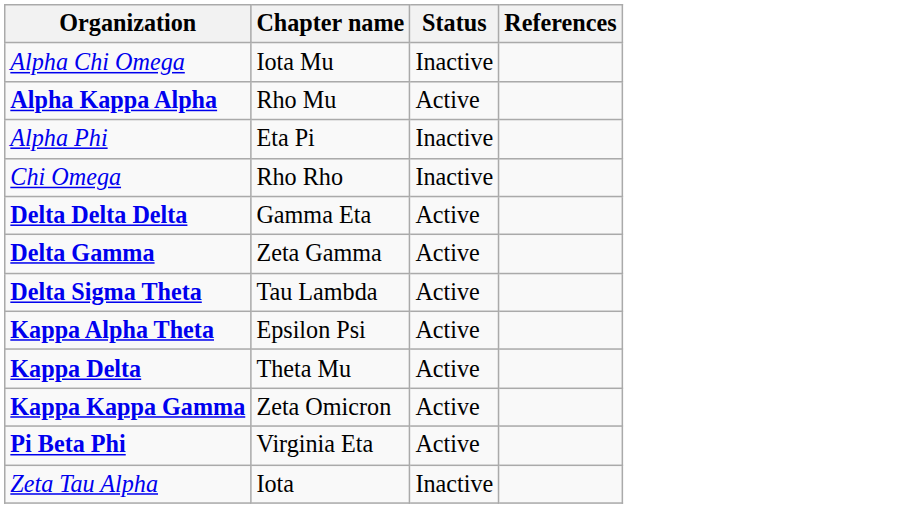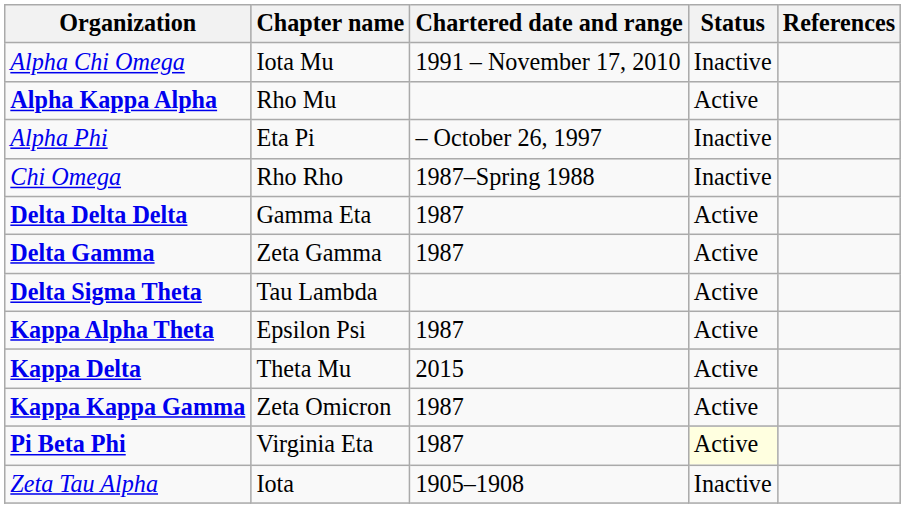+ column: (549, 23)
(448, 445) no background -> (726, 445) lightyellow background
